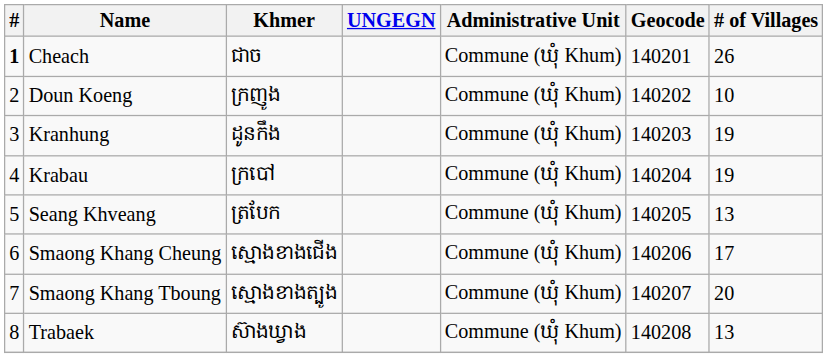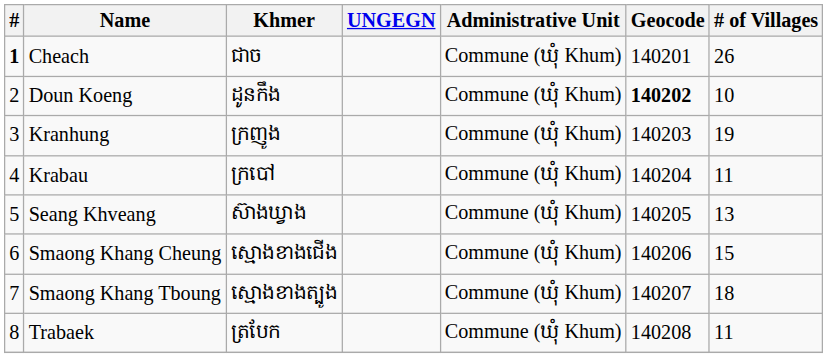(256, 94) ក្រញូង -> (256, 94) ដូនកឹង
(661, 95) normal -> (661, 95) bold
(256, 134) ដូនកឹង -> (256, 134) ក្រញូង
(724, 174) 19 -> (724, 174) 11
(256, 213) ត្របែក -> (268, 213) ស៊ាងឃ្វាង
(724, 253) 17 -> (724, 253) 15
(724, 293) 20 -> (724, 293) 18
(268, 331) ស៊ាងឃ្វាង -> (256, 331) ត្របែក
(724, 332) 13 -> (724, 332) 11
